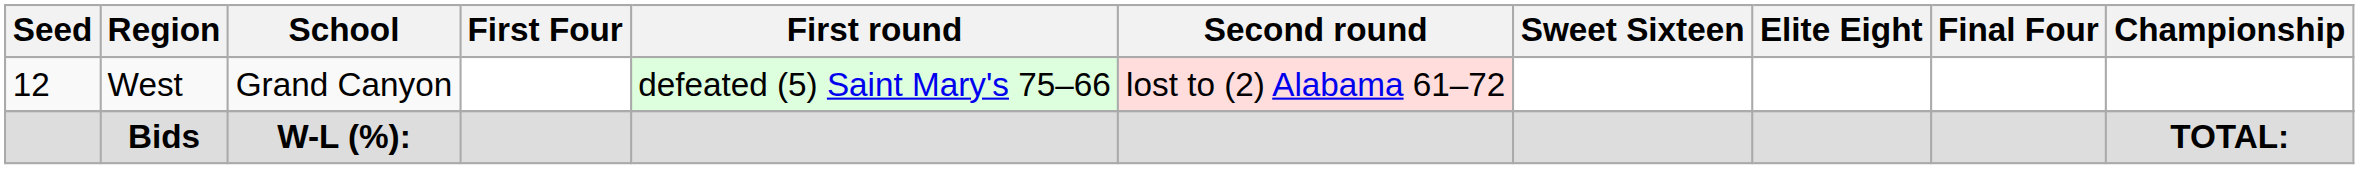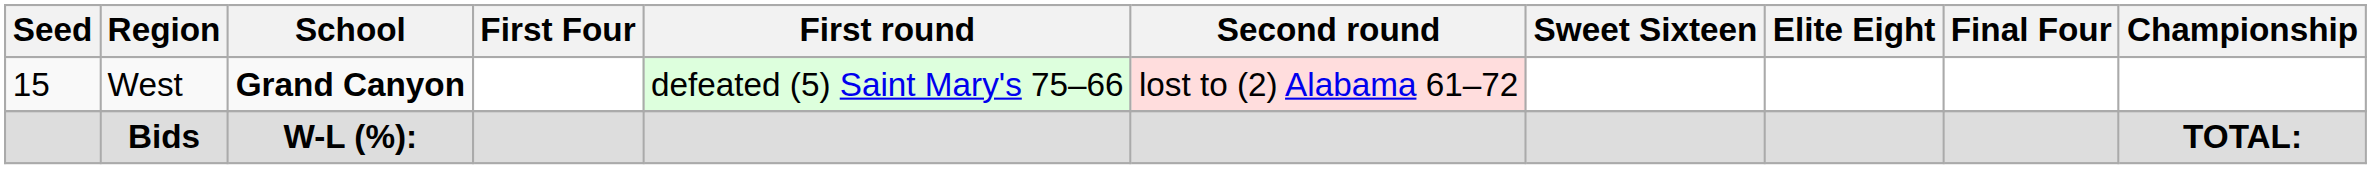(31, 83) 12 -> (31, 83) 15
(344, 83) normal -> (350, 83) bold
